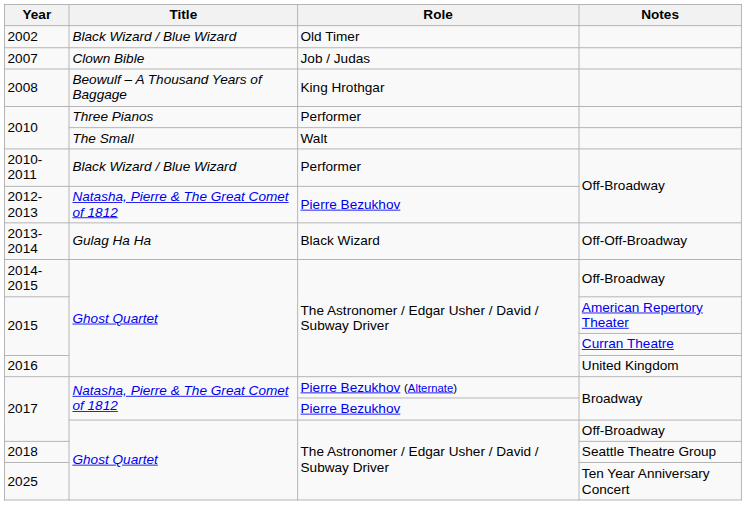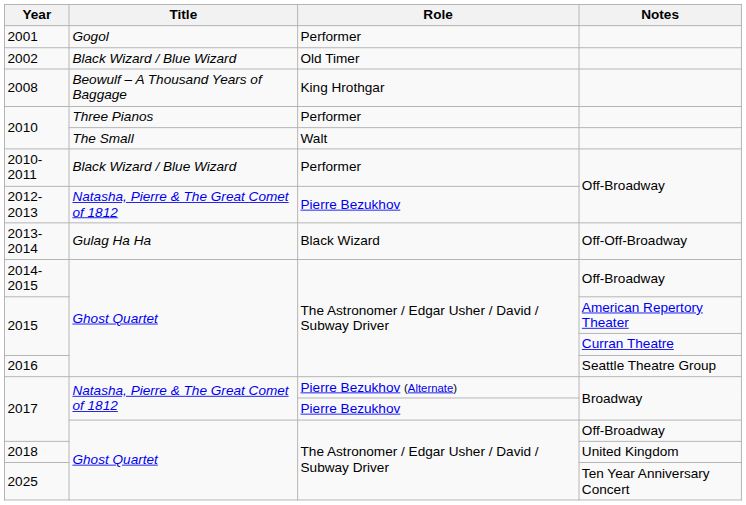+ row: (23, 36)
- row: (23, 58)
(630, 365) United Kingdom -> (649, 365) Seattle Theatre Group
(649, 452) Seattle Theatre Group -> (630, 452) United Kingdom
